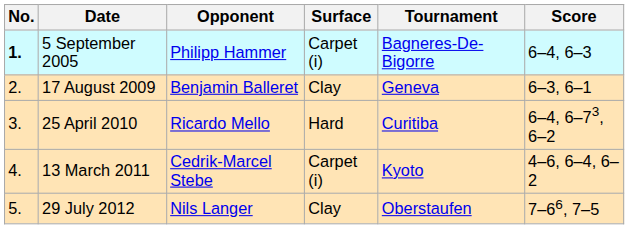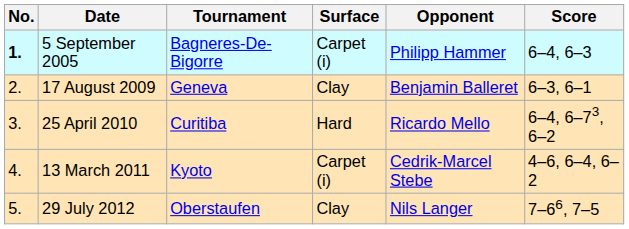columns swapped: (451, 17) <-> (235, 17)
